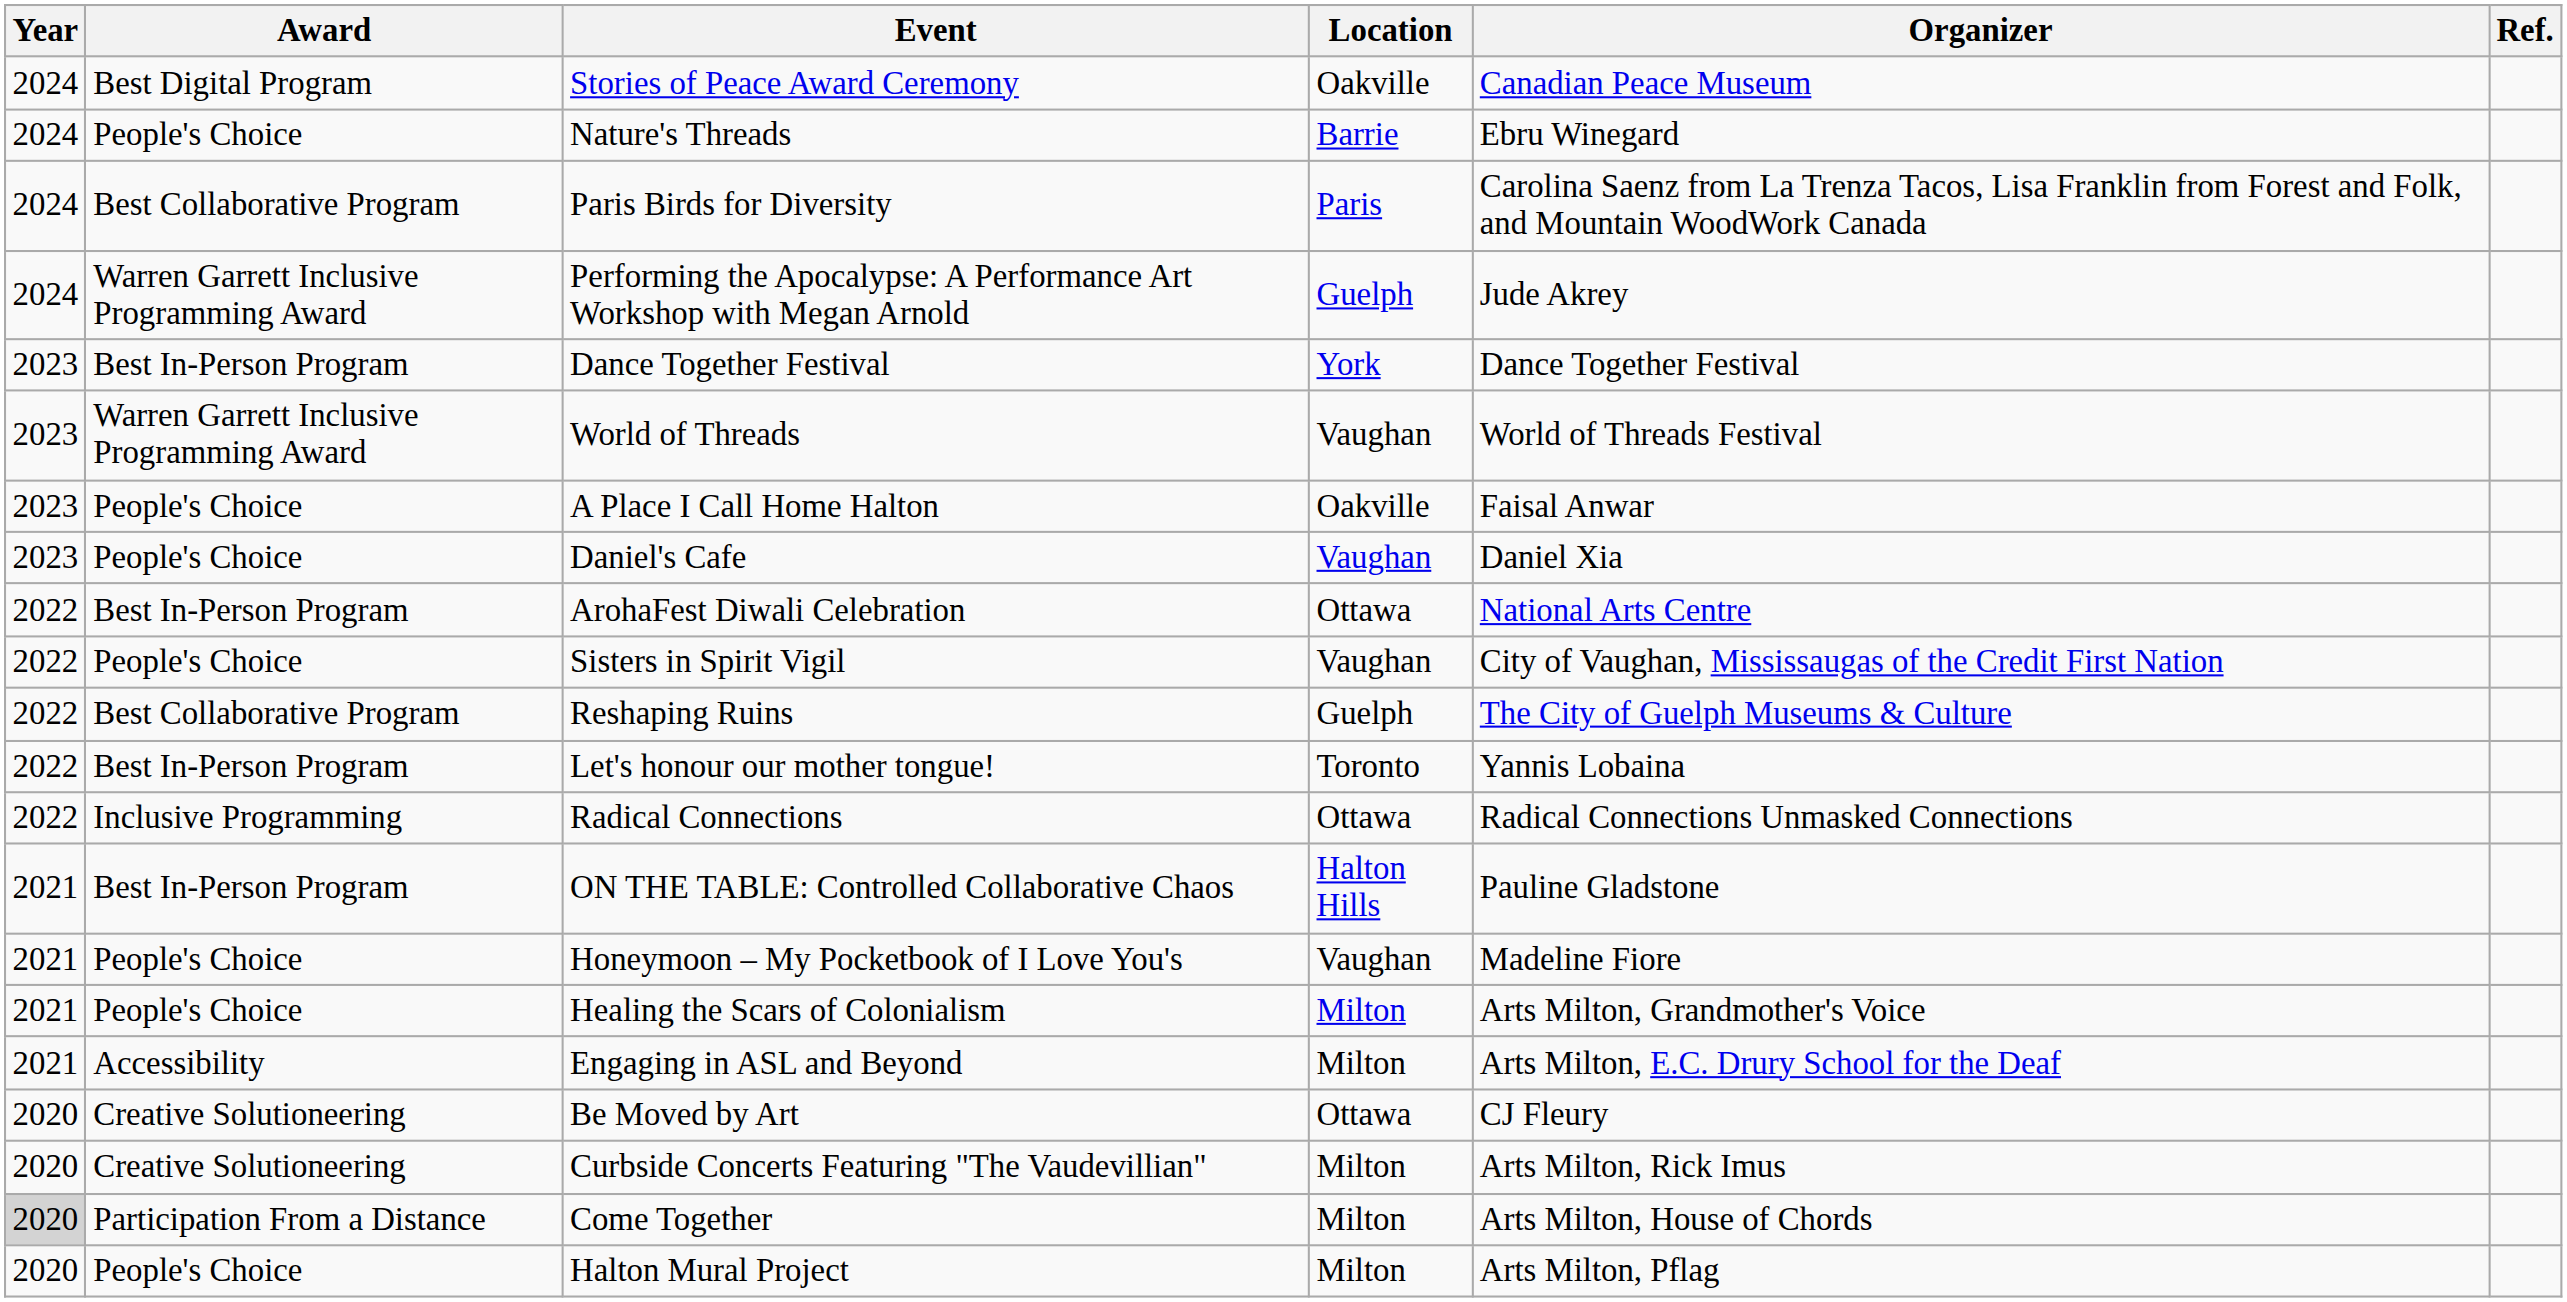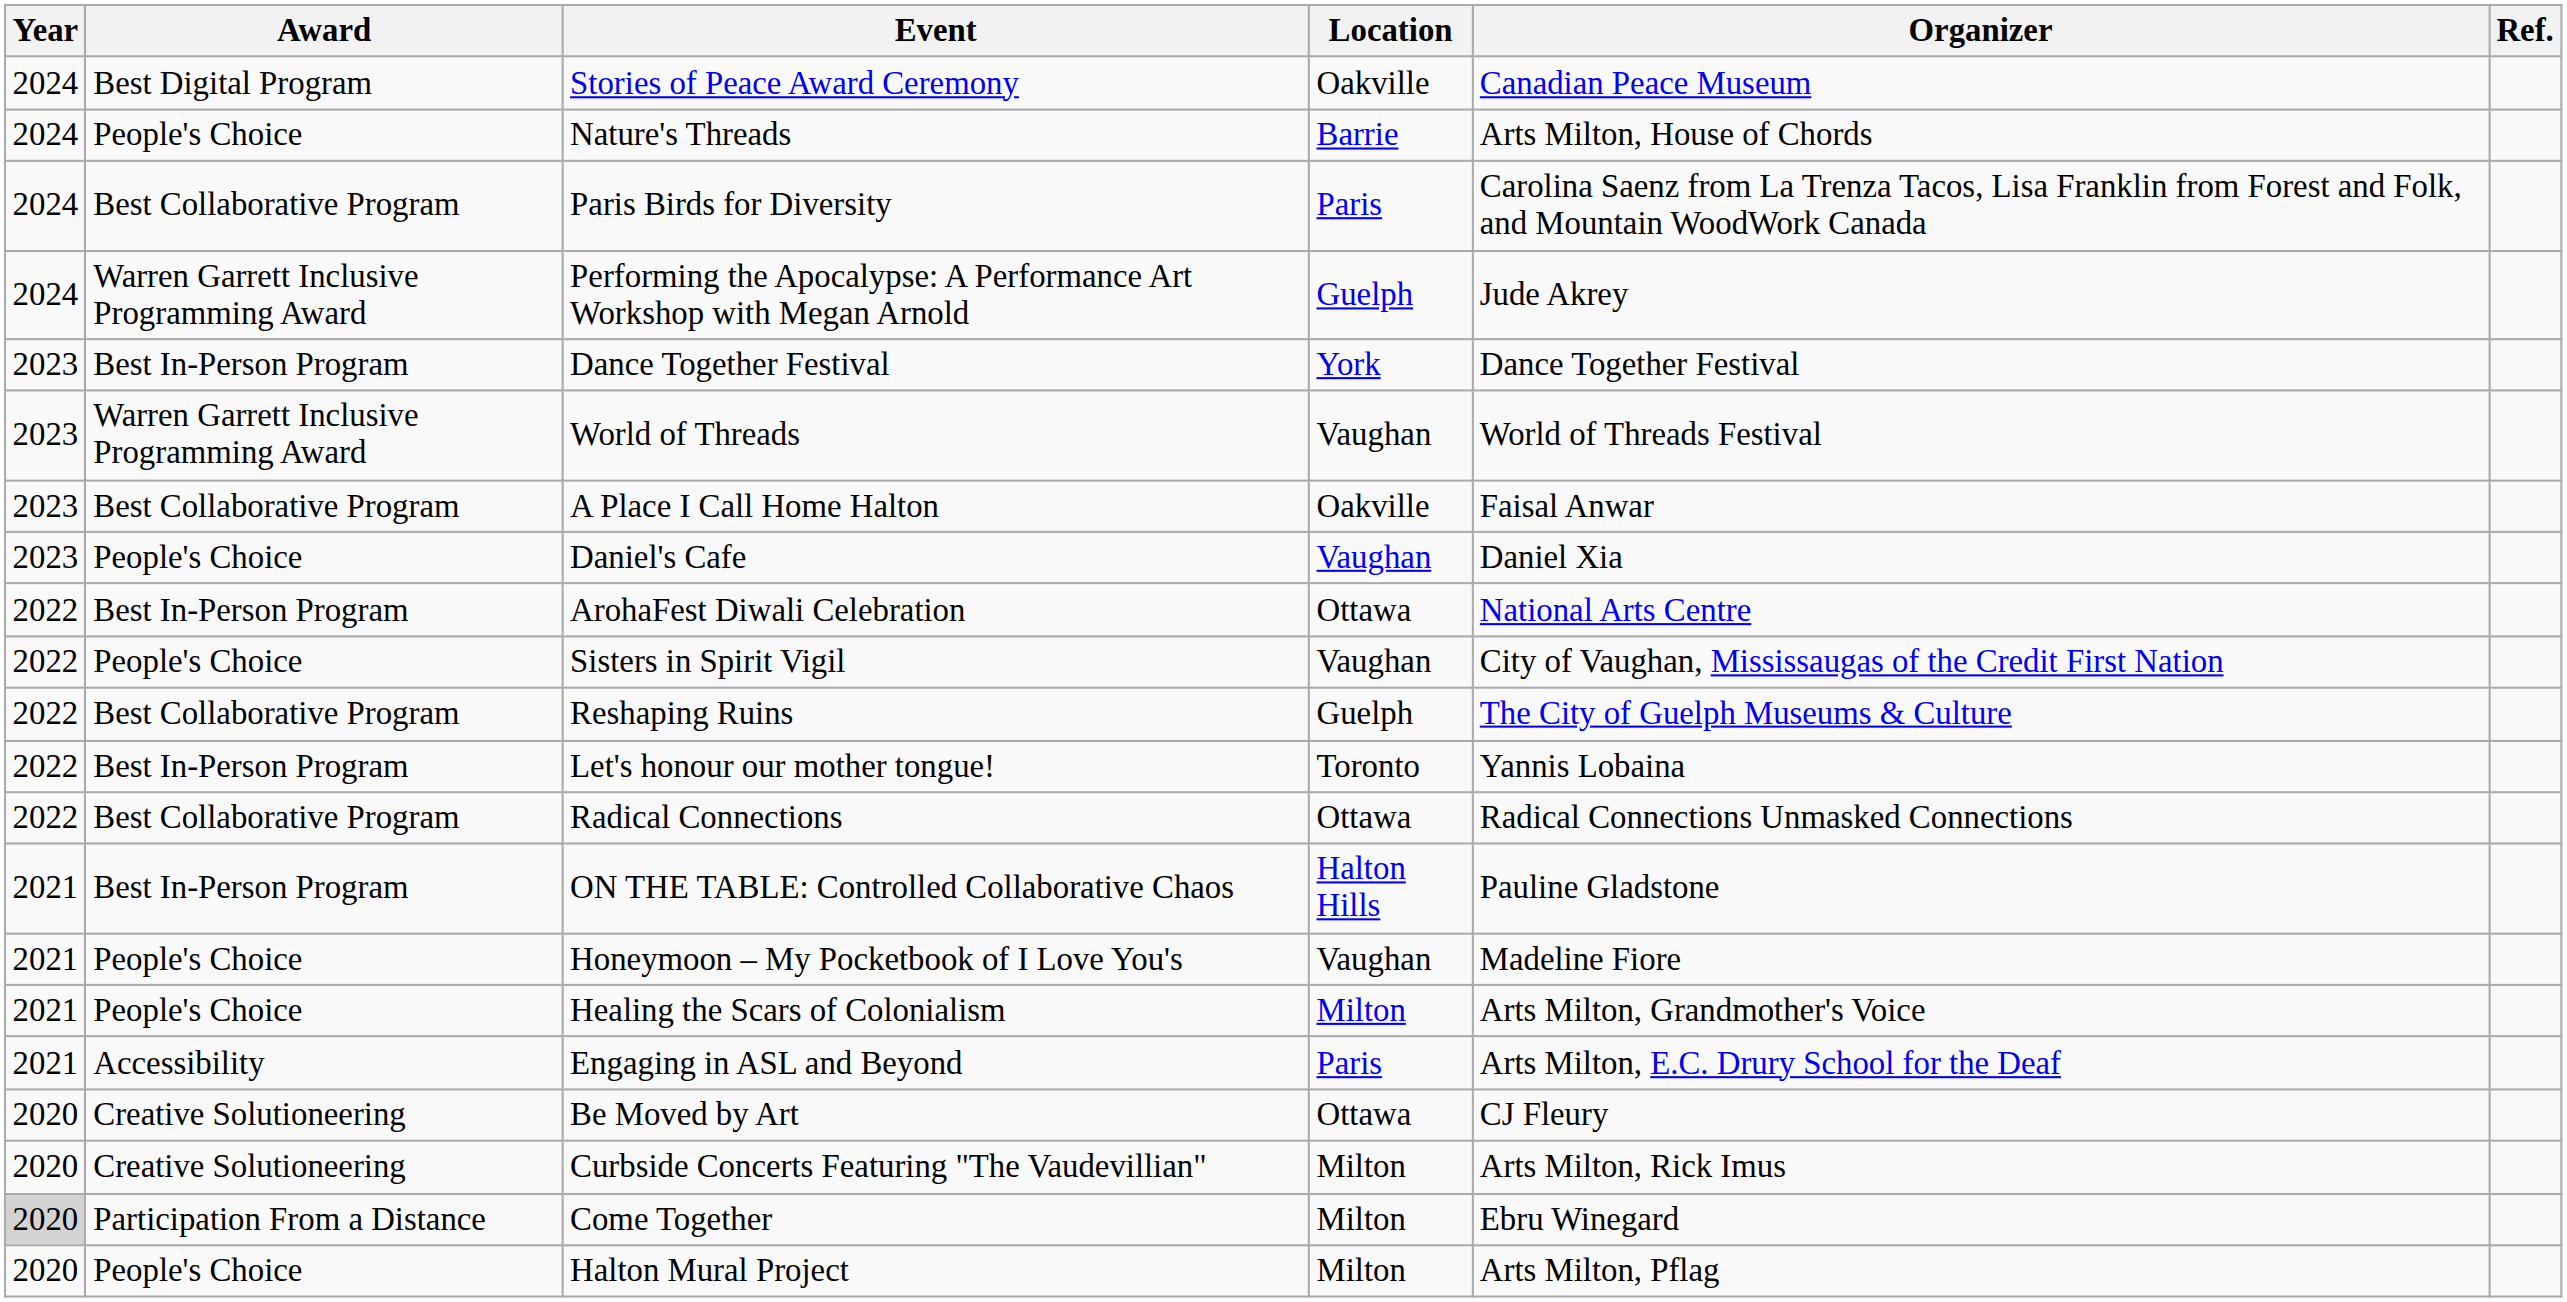(1579, 134) Ebru Winegard -> (1676, 134) Arts Milton, House of Chords
(198, 505) People's Choice -> (276, 505) Best Collaborative Program
(248, 817) Inclusive Programming -> (276, 817) Best Collaborative Program
(1361, 1062) Milton -> (1349, 1062) Paris
(1676, 1218) Arts Milton, House of Chords -> (1579, 1218) Ebru Winegard
